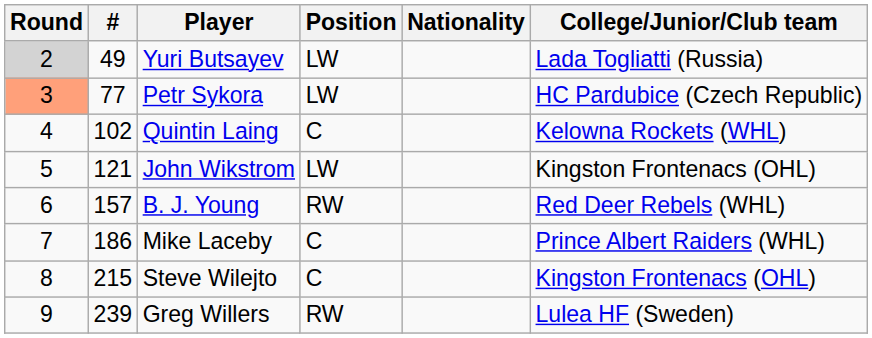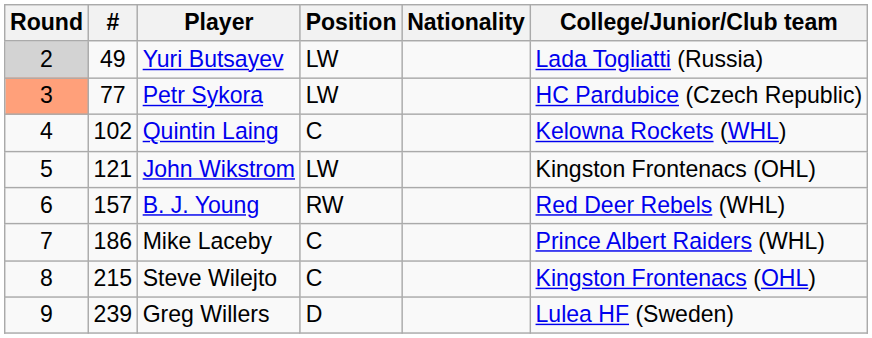(325, 315) RW -> (314, 315) D
